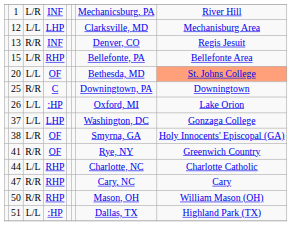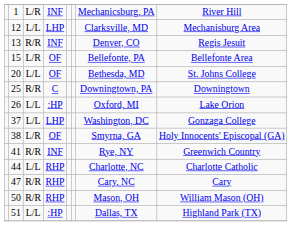(55, 58) RHP -> (55, 58) OF
(222, 74) lightsalmon background -> (222, 74) no background
(55, 151) OF -> (55, 151) INF
